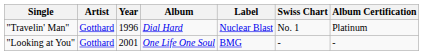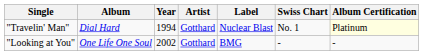columns swapped: (179, 12) <-> (97, 12)
(128, 27) 1996 -> (166, 27) 1994
(350, 27) no background -> (350, 27) lightyellow background
(128, 43) 2001 -> (166, 43) 2002
